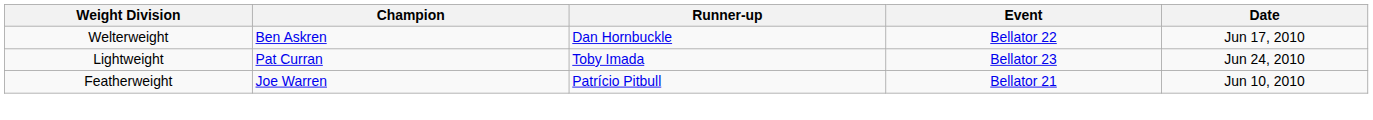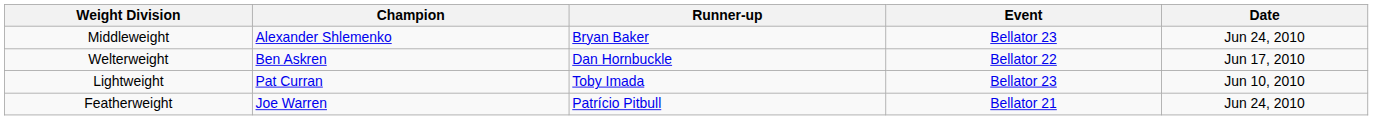+ row: (128, 37)
(1265, 59) Jun 24, 2010 -> (1265, 81) Jun 10, 2010
(1265, 81) Jun 10, 2010 -> (1265, 103) Jun 24, 2010
